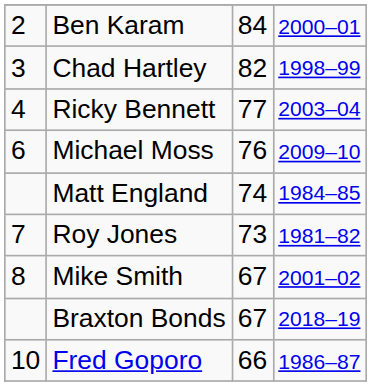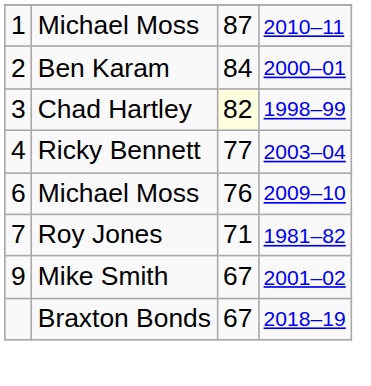+ row: (118, 25)
(252, 67) no background -> (238, 109) lightyellow background
- row: (130, 192)
(252, 234) 73 -> (238, 234) 71
(18, 276) 8 -> (18, 276) 9
- row: (127, 360)
